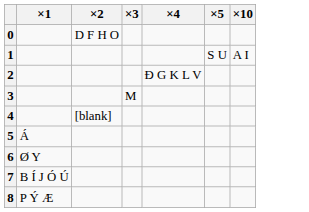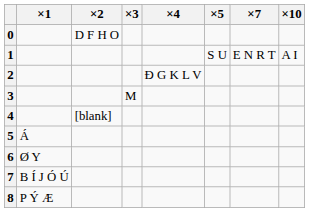+ column: (254, 14)
